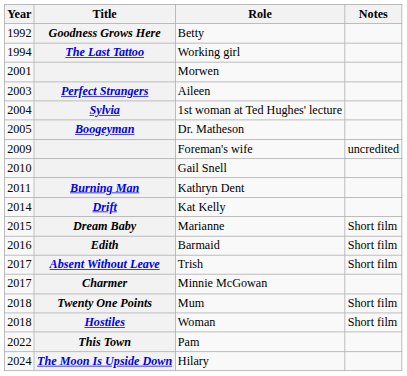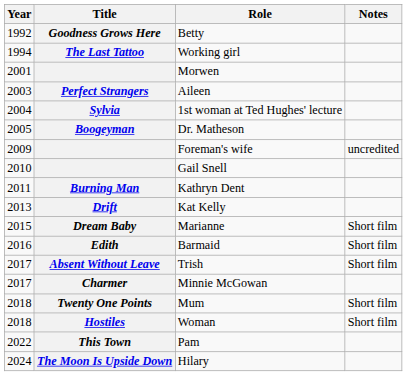(19, 206) 2014 -> (19, 206) 2013
